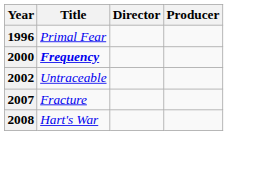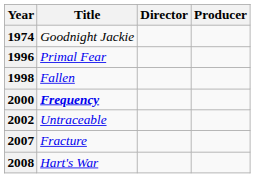+ row: (21, 36)
+ row: (21, 78)
